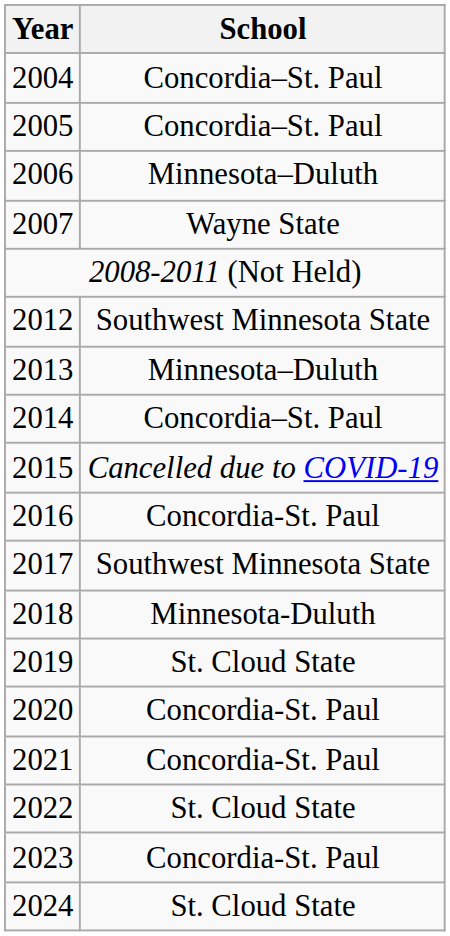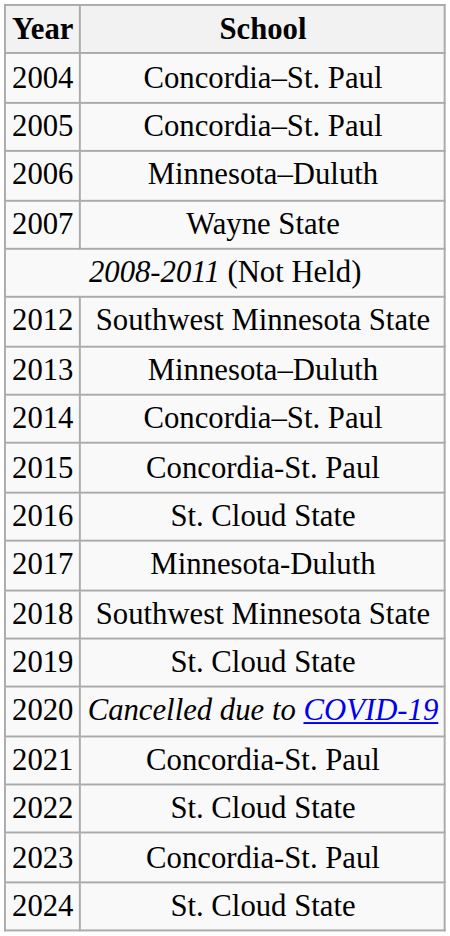(263, 467) Cancelled due to COVID-19 -> (263, 467) Concordia-St. Paul
(263, 516) Concordia-St. Paul -> (263, 516) St. Cloud State
(263, 564) Southwest Minnesota State -> (263, 564) Minnesota-Duluth
(263, 613) Minnesota-Duluth -> (263, 613) Southwest Minnesota State
(263, 710) Concordia-St. Paul -> (263, 710) Cancelled due to COVID-19
